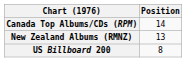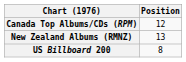(161, 24) 14 -> (161, 24) 12
